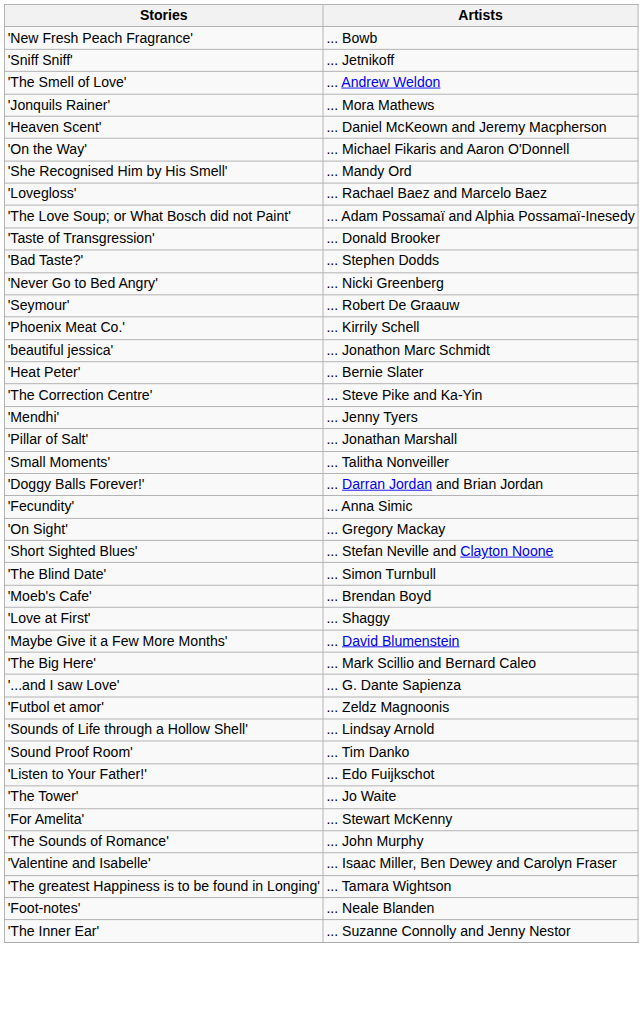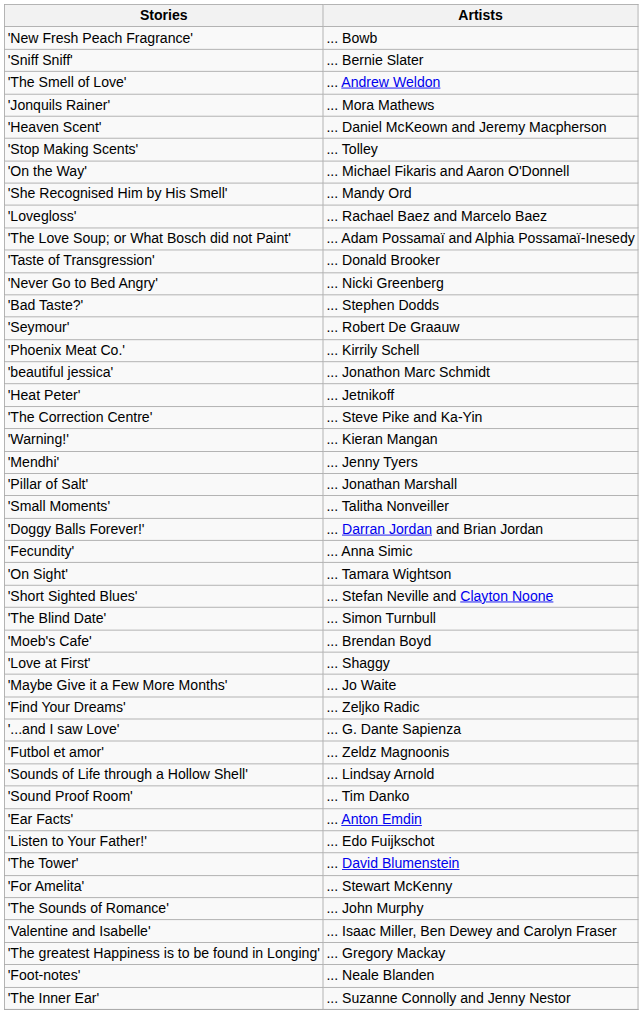(360, 60) ... Jetnikoff -> (375, 60) ... Bernie Slater
+ row: (73, 149)
rows swapped: (45, 261) <-> (83, 283)
(375, 372) ... Bernie Slater -> (360, 395) ... Jetnikoff
+ row: (38, 439)
(386, 529) ... Gregory Mackay -> (389, 573) ... Tamara Wightson
(393, 640) ... David Blumenstein -> (361, 685) ... Jo Waite
- row: (52, 663)
+ row: (67, 707)
+ row: (40, 819)
(361, 797) ... Jo Waite -> (393, 864) ... David Blumenstein
(389, 886) ... Tamara Wightson -> (386, 953) ... Gregory Mackay
